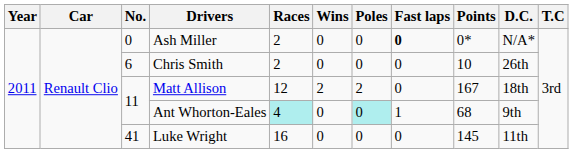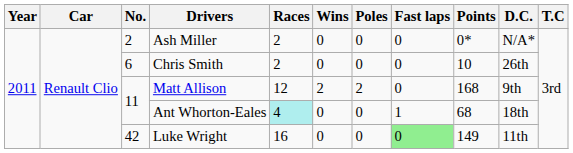(128, 40) 0 -> (128, 40) 2
(398, 40) bold -> (398, 40) normal
(468, 88) 167 -> (468, 88) 168
(516, 88) 18th -> (512, 88) 9th
(359, 112) paleturquoise background -> (359, 112) no background
(512, 112) 9th -> (516, 112) 18th
(132, 137) 41 -> (132, 137) 42
(398, 137) no background -> (398, 137) lightgreen background
(468, 137) 145 -> (468, 137) 149
